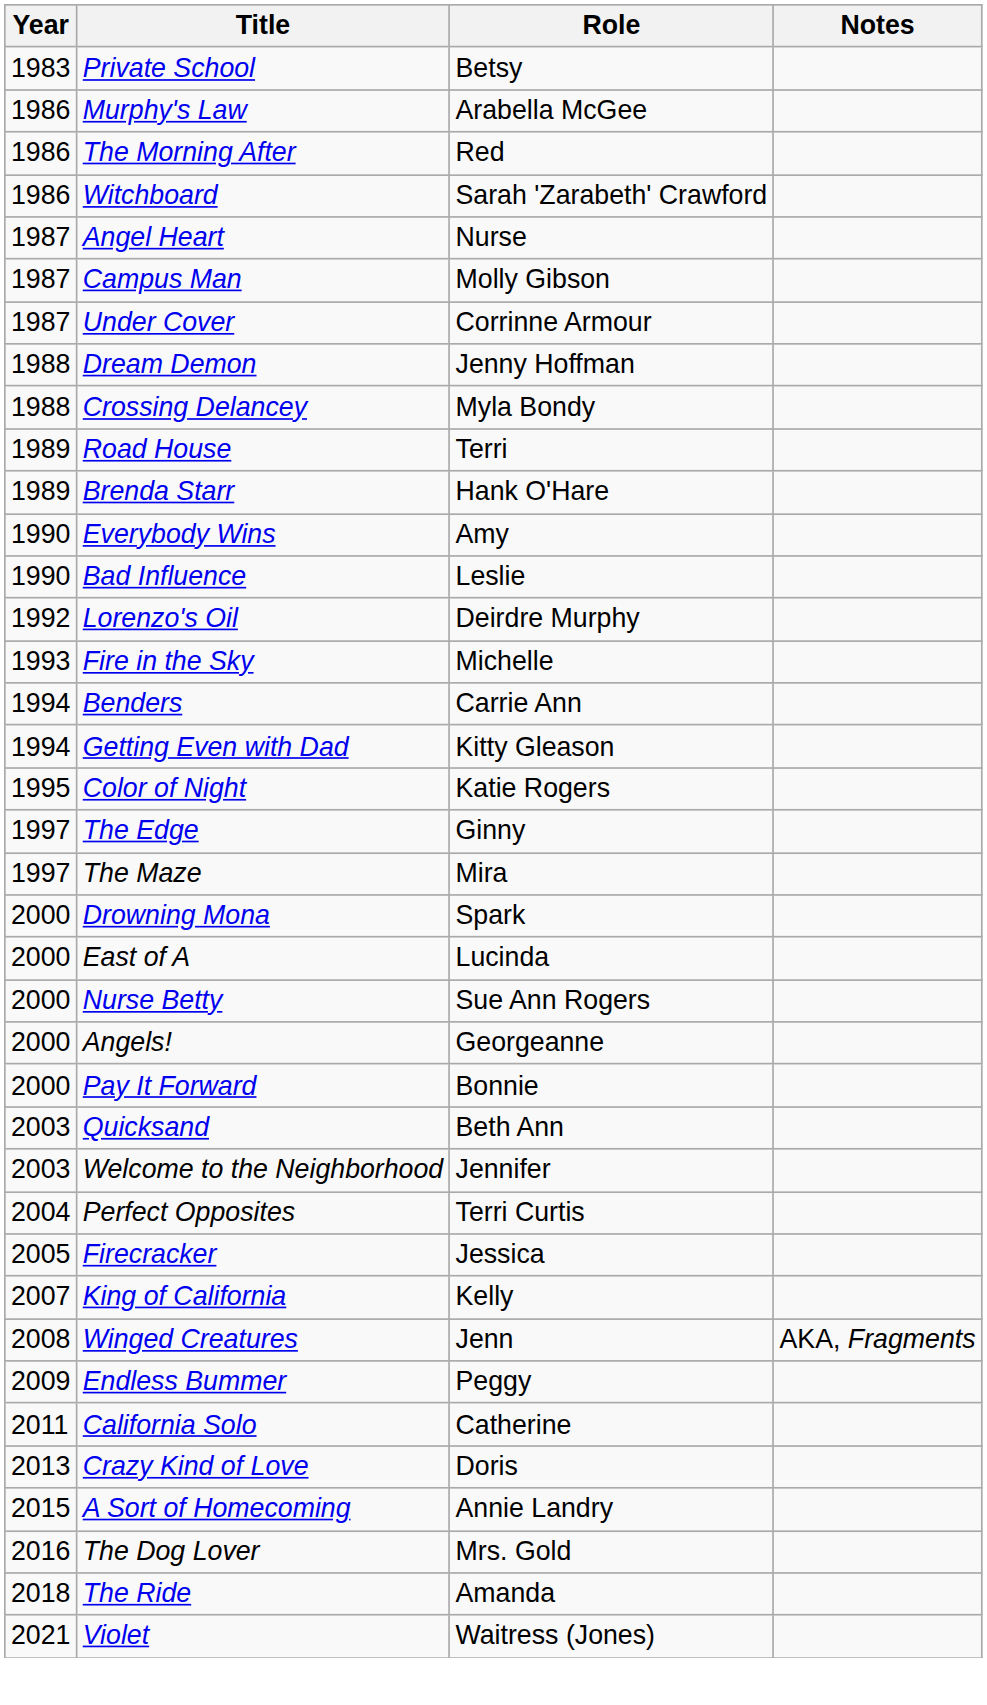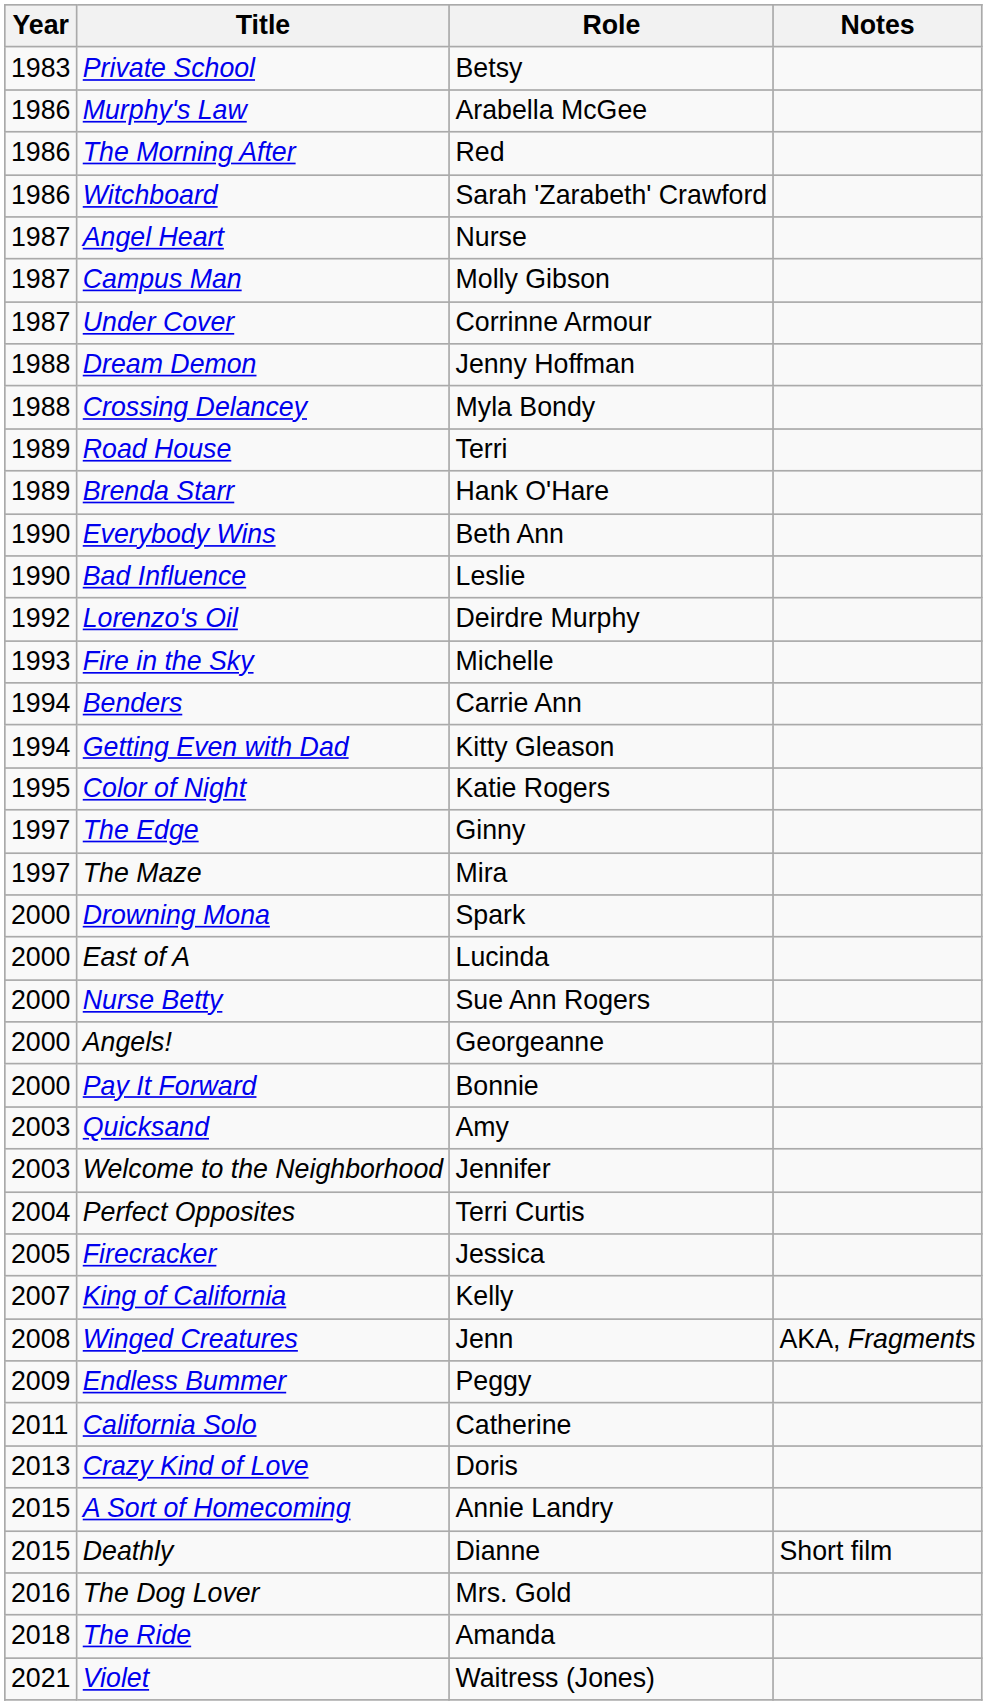(482, 534) Amy -> (510, 534) Beth Ann
(510, 1127) Beth Ann -> (482, 1127) Amy
+ row: (128, 1551)
